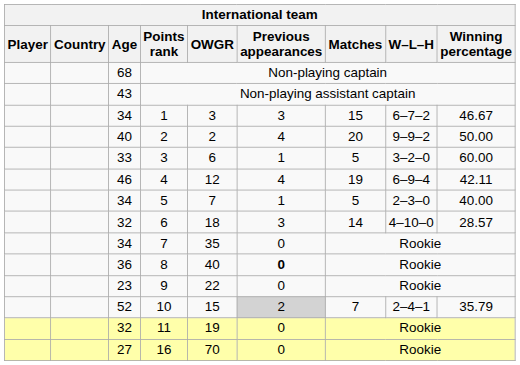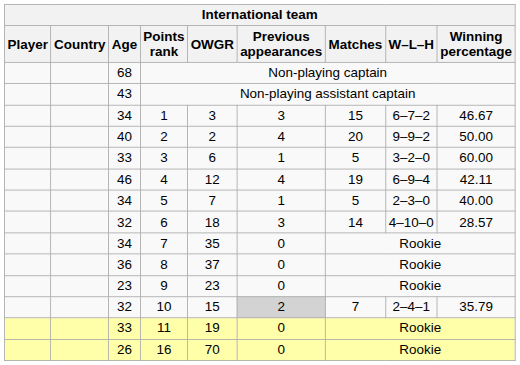(212, 264) 40 -> (212, 264) 37
(281, 264) bold -> (281, 264) normal
(212, 286) 22 -> (212, 286) 23
(124, 307) 52 -> (124, 307) 32
(124, 328) 32 -> (124, 328) 33
(124, 350) 27 -> (124, 350) 26
